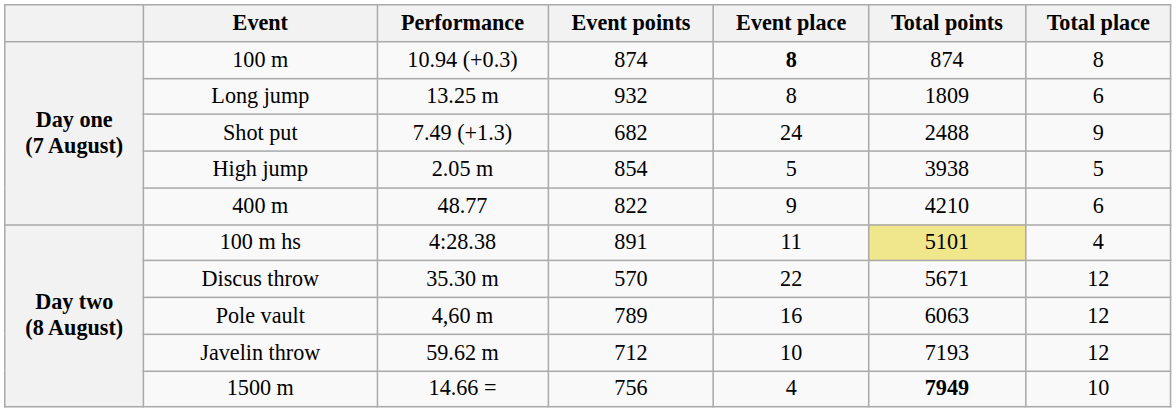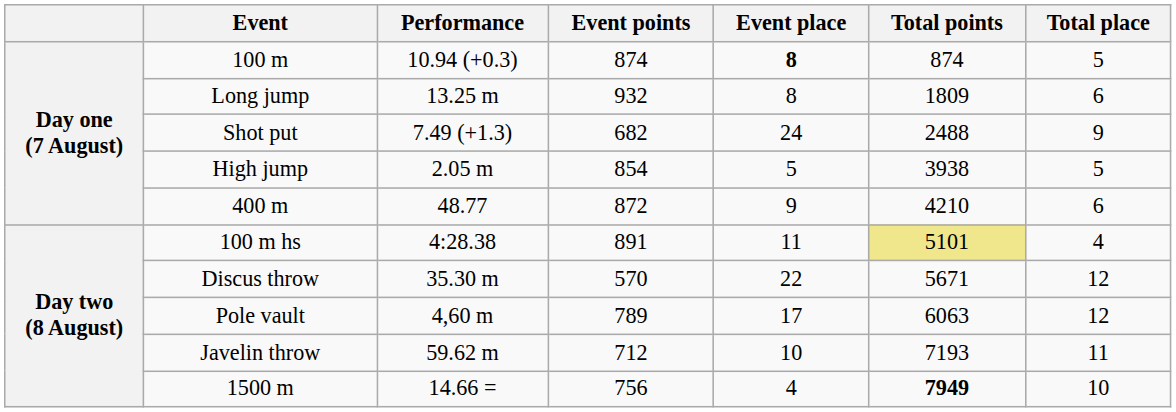(1098, 59) 8 -> (1098, 59) 5
(631, 206) 822 -> (631, 206) 872
(791, 315) 16 -> (791, 315) 17
(1098, 352) 12 -> (1098, 352) 11
